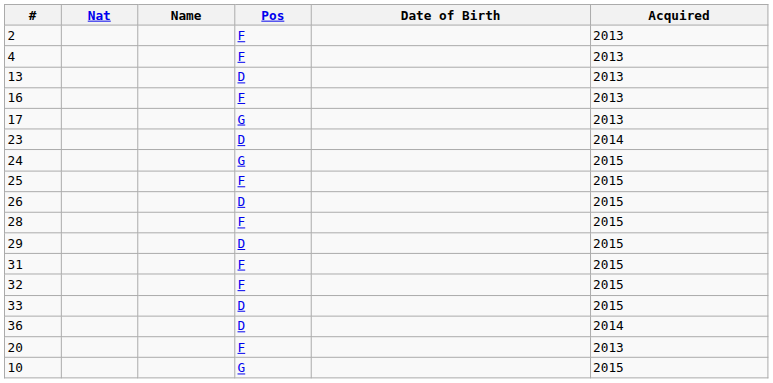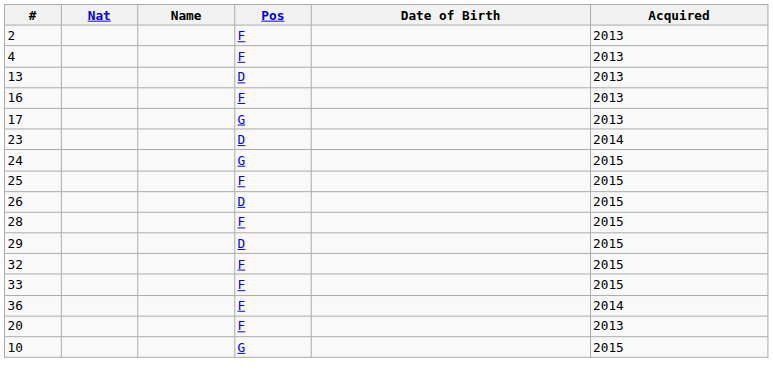- row: (15, 264)
(241, 306) D -> (241, 285) F
(241, 326) D -> (241, 306) F
